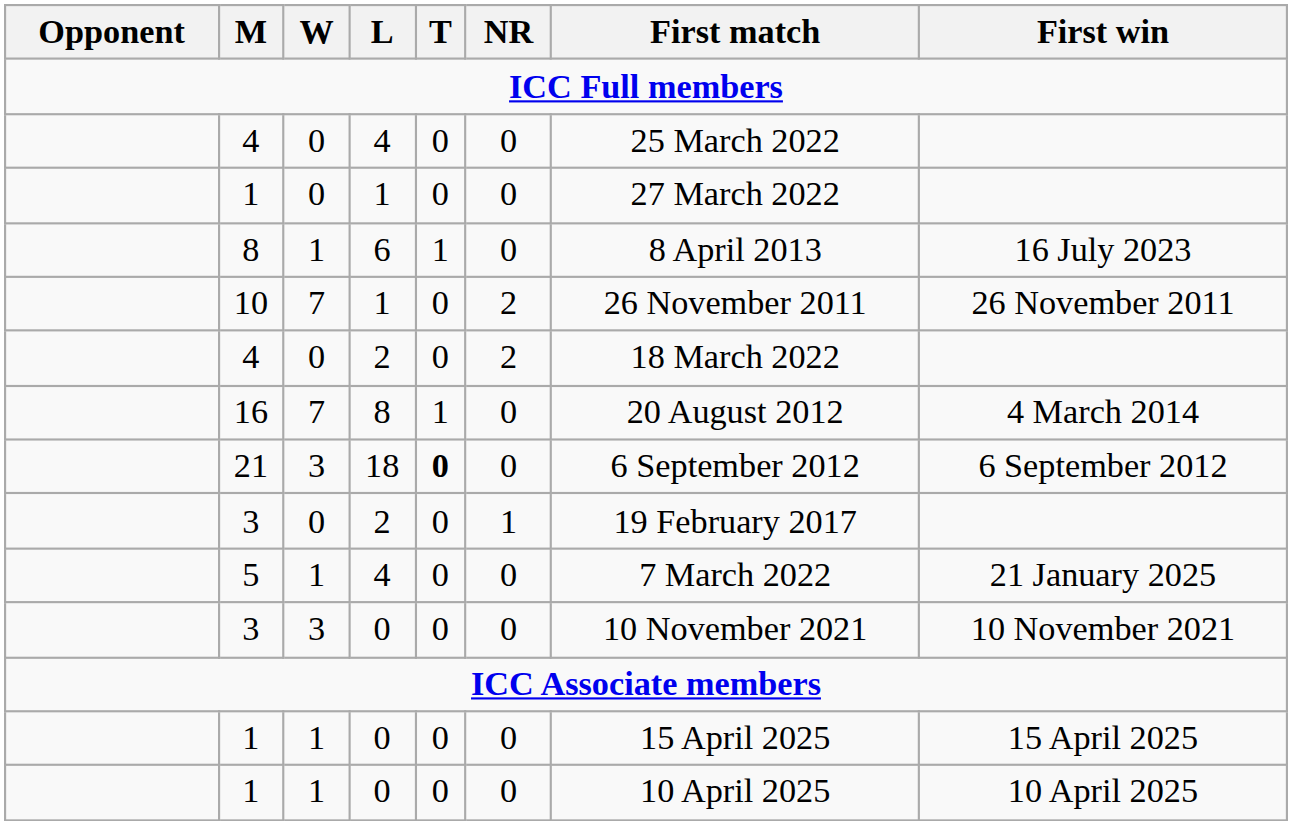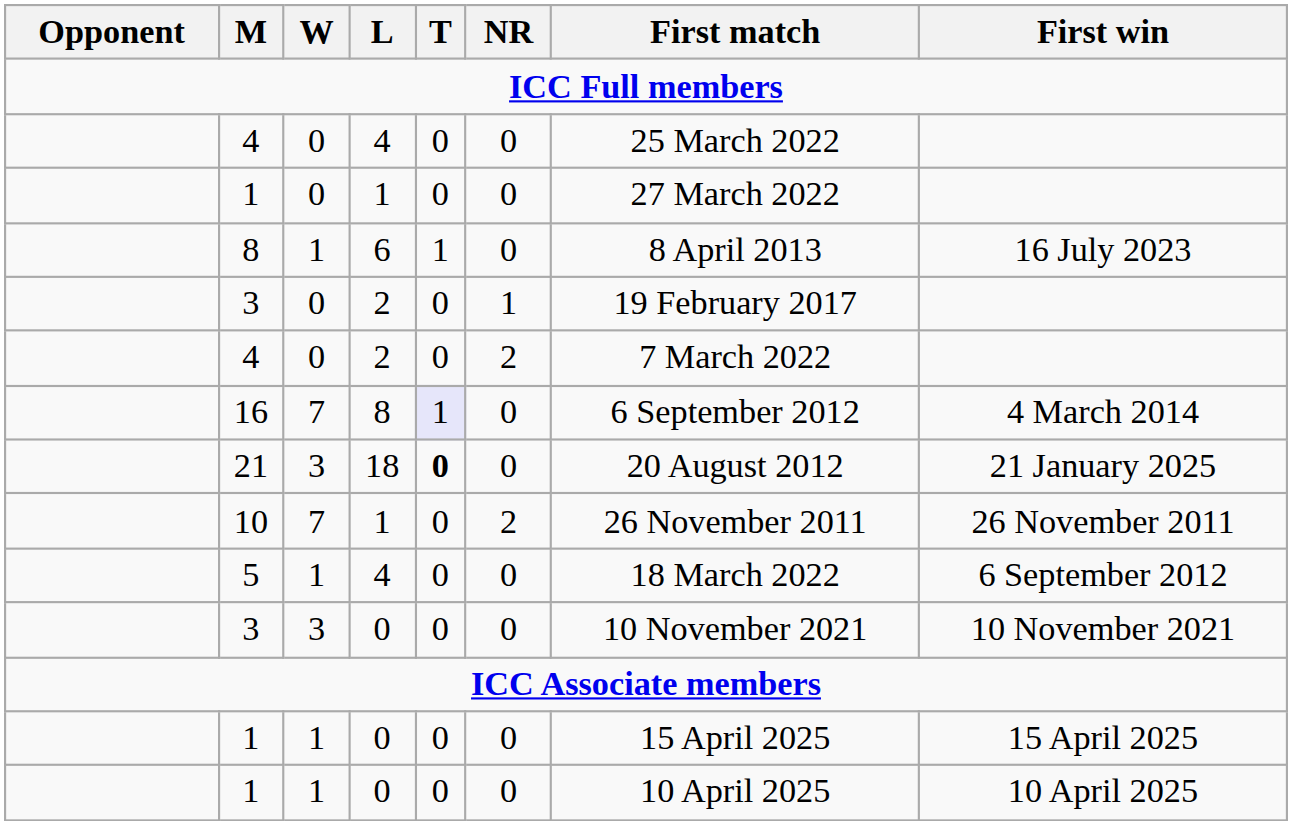rows swapped: (251, 303) <-> (251, 520)
(735, 357) 18 March 2022 -> (735, 357) 7 March 2022
(440, 411) no background -> (440, 411) lavender background
(735, 411) 20 August 2012 -> (735, 411) 6 September 2012
(735, 466) 6 September 2012 -> (735, 466) 20 August 2012
(1103, 466) 6 September 2012 -> (1103, 466) 21 January 2025
(735, 574) 7 March 2022 -> (735, 574) 18 March 2022
(1103, 574) 21 January 2025 -> (1103, 574) 6 September 2012
